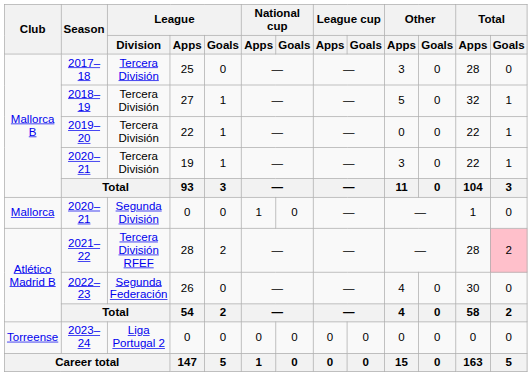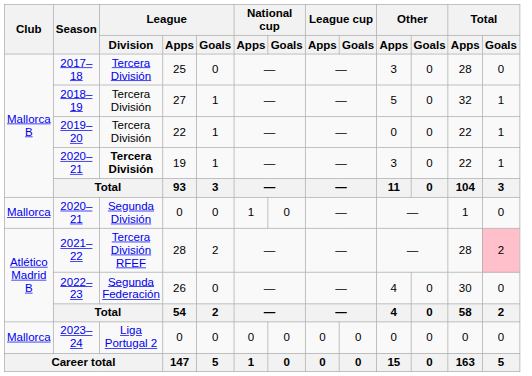(139, 163) normal -> (131, 163) bold
(33, 337) Torreense -> (29, 337) Mallorca
